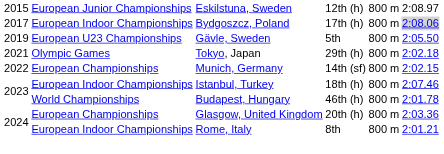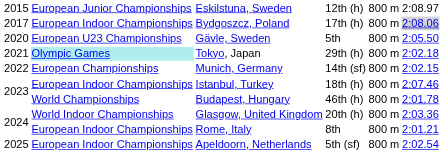(16, 38) 2019 -> (16, 38) 2020
(71, 53) no background -> (71, 53) paleturquoise background
(95, 114) European Championships -> (102, 114) World Indoor Championships
+ row: (254, 145)
